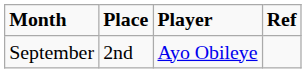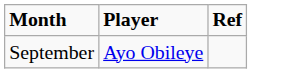- column: (126, 20)
